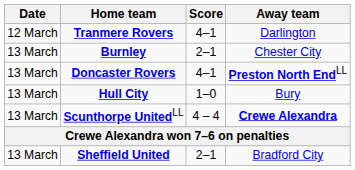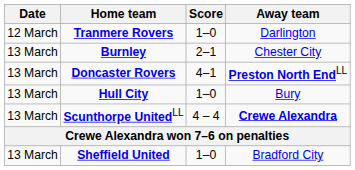(206, 33) 4–1 -> (206, 33) 1–0
(206, 155) 2–1 -> (206, 155) 1–0
